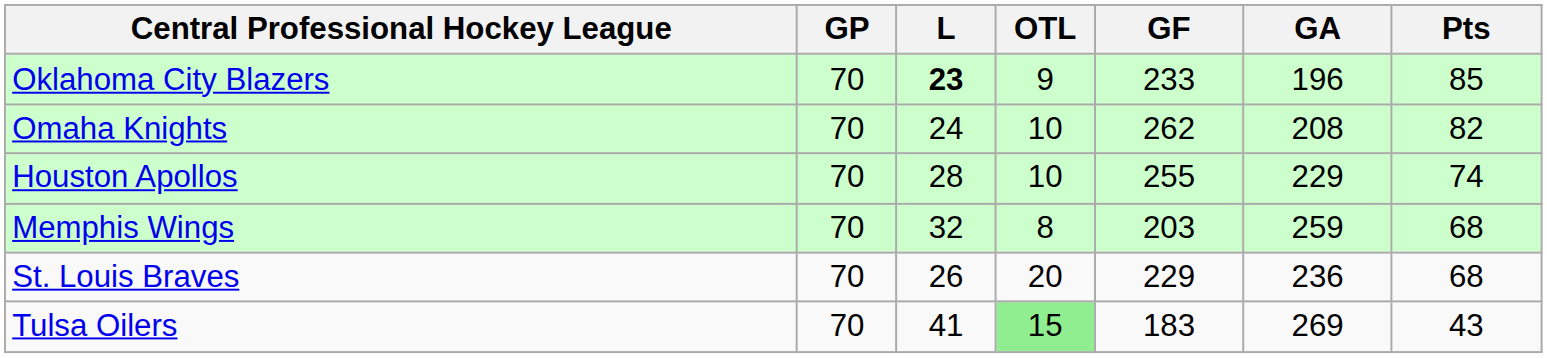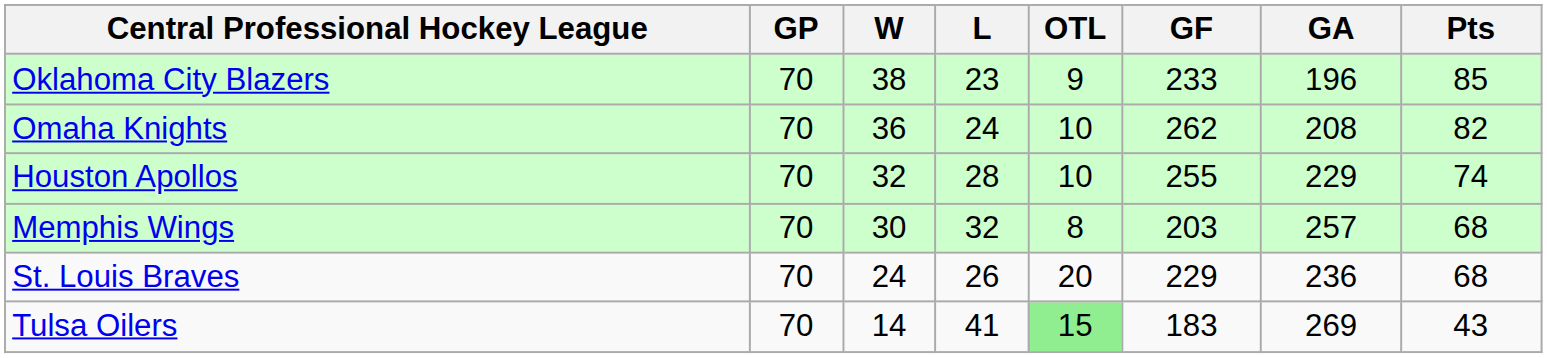+ column: (889, 29)
(946, 78) bold -> (982, 78) normal
(1318, 227) 259 -> (1331, 227) 257
